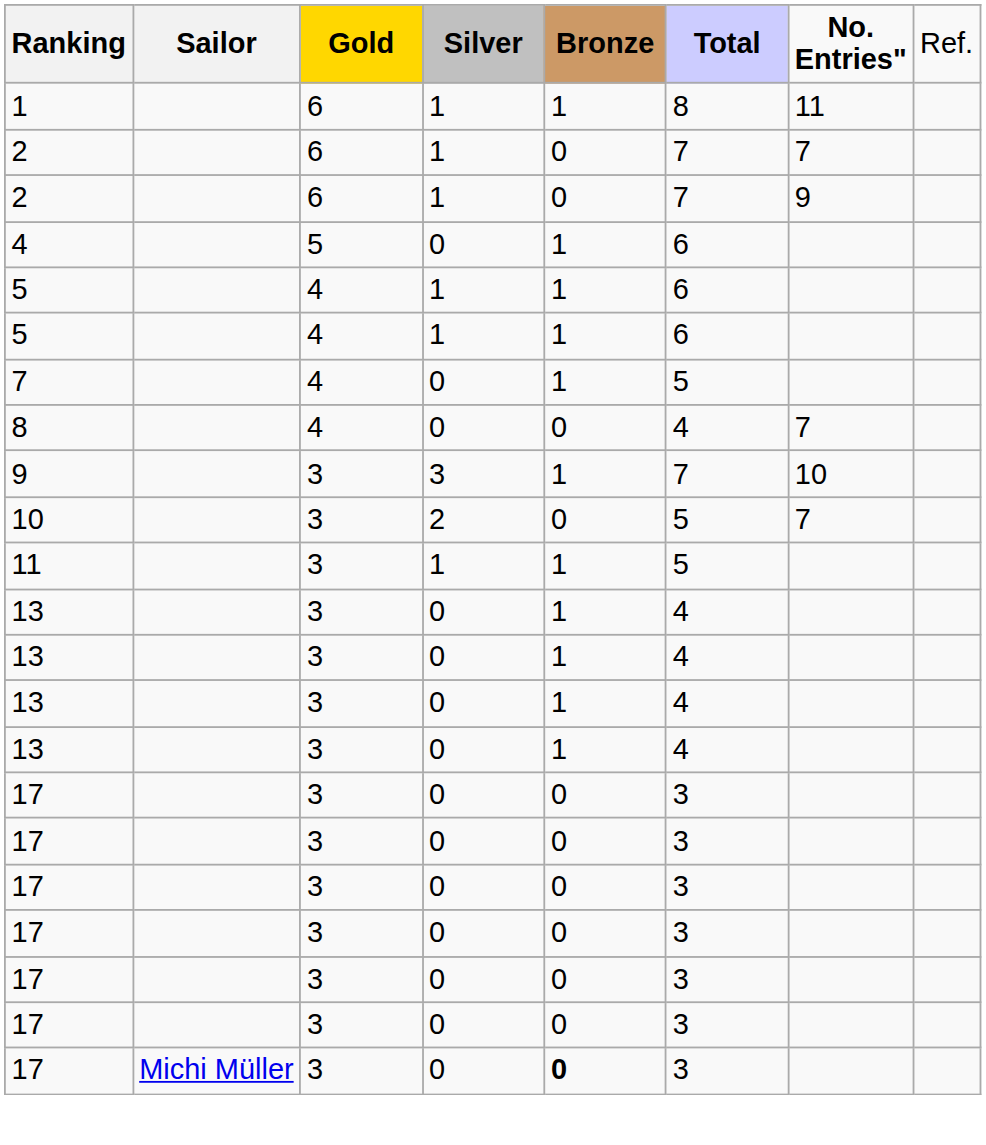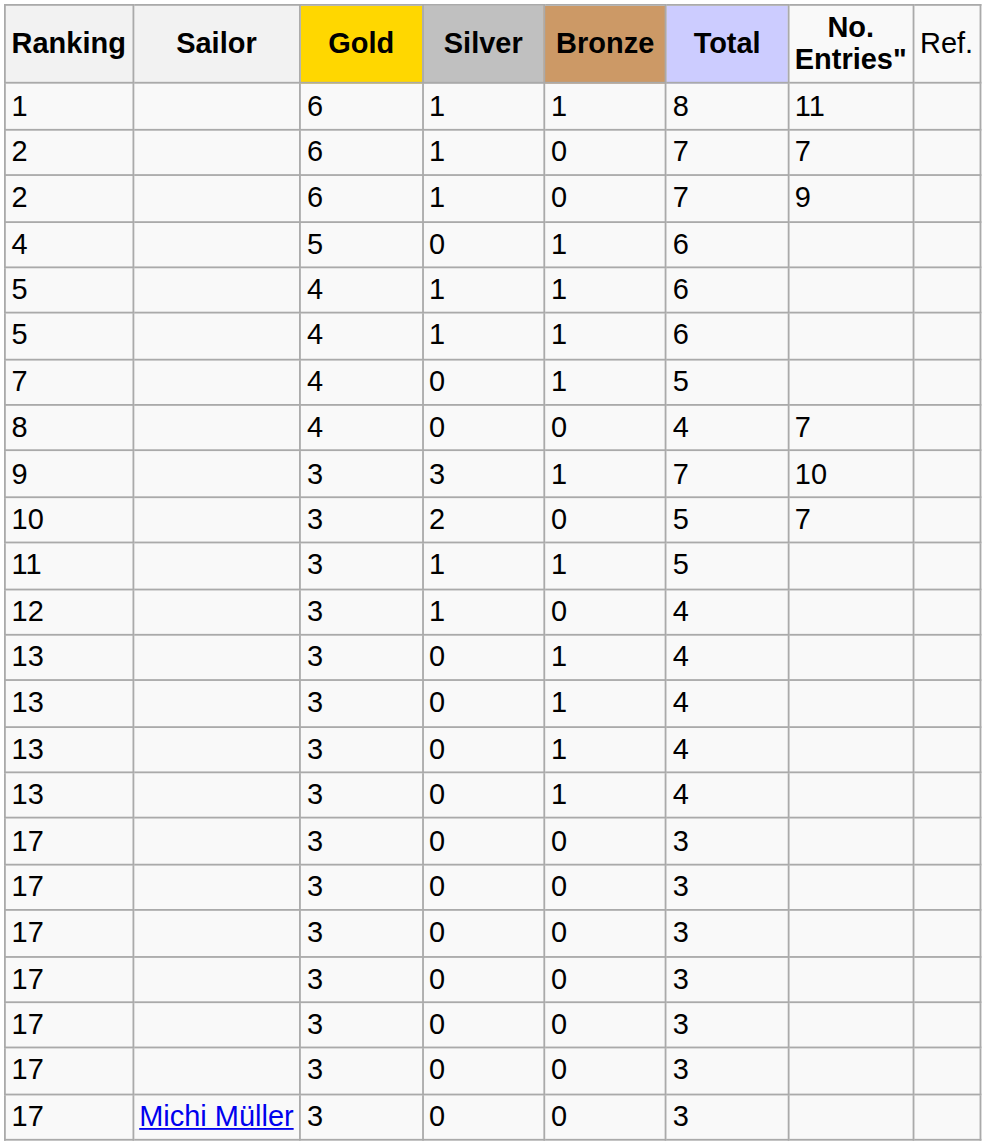+ row: (28, 611)
(559, 1070) bold -> (559, 1116) normal
